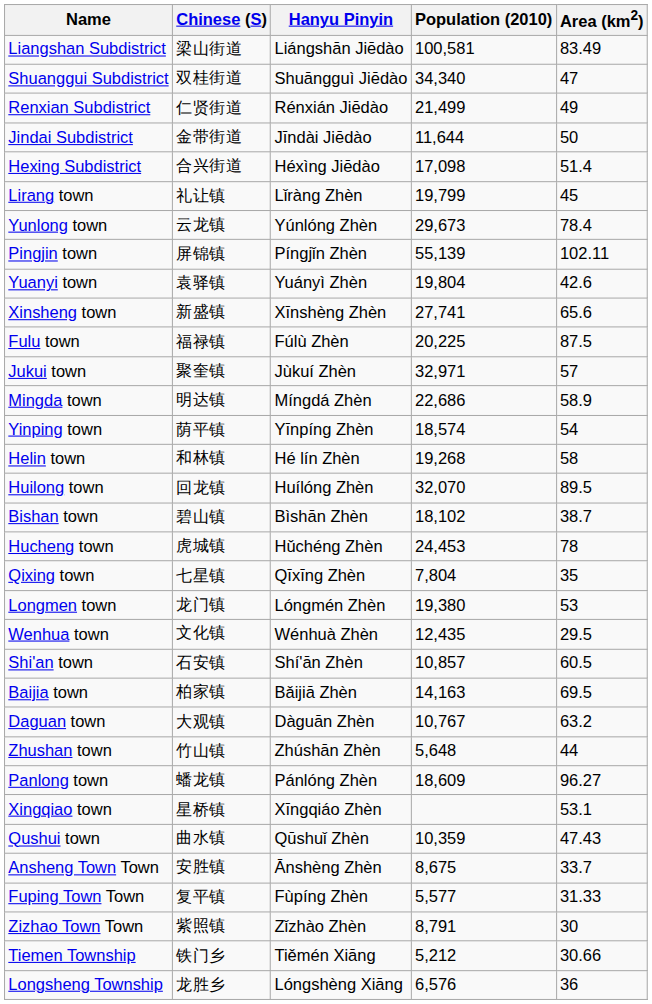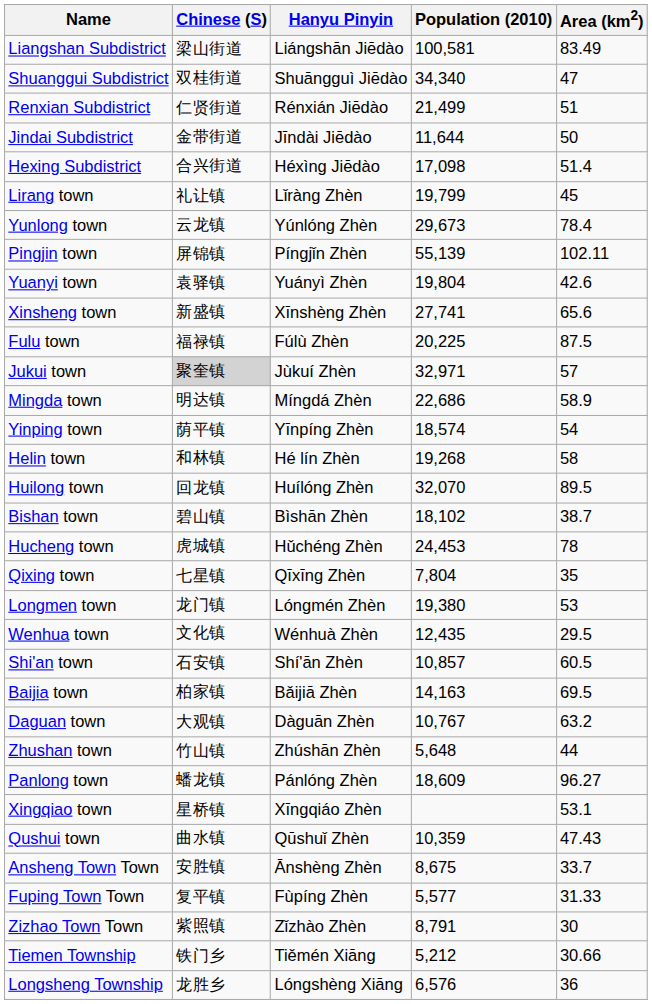(569, 108) 49 -> (569, 108) 51
(201, 370) no background -> (201, 370) lightgrey background
